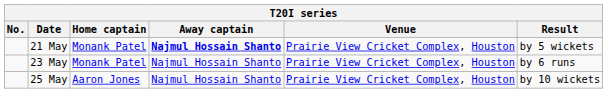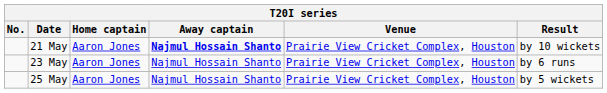(109, 46) Monank Patel -> (106, 46) Aaron Jones
(557, 46) by 5 wickets -> (560, 46) by 10 wickets
(109, 63) Monank Patel -> (106, 63) Aaron Jones
(560, 80) by 10 wickets -> (557, 80) by 5 wickets
